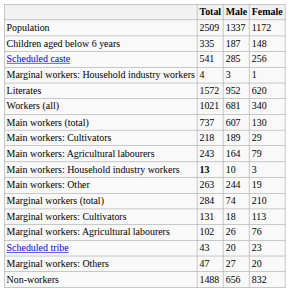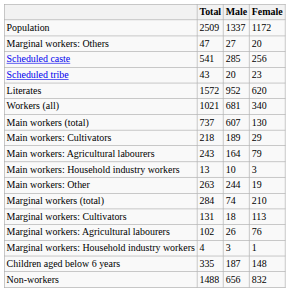rows swapped: (63, 43) <-> (58, 264)
rows swapped: (38, 248) <-> (101, 75)
(204, 169) bold -> (204, 169) normal
